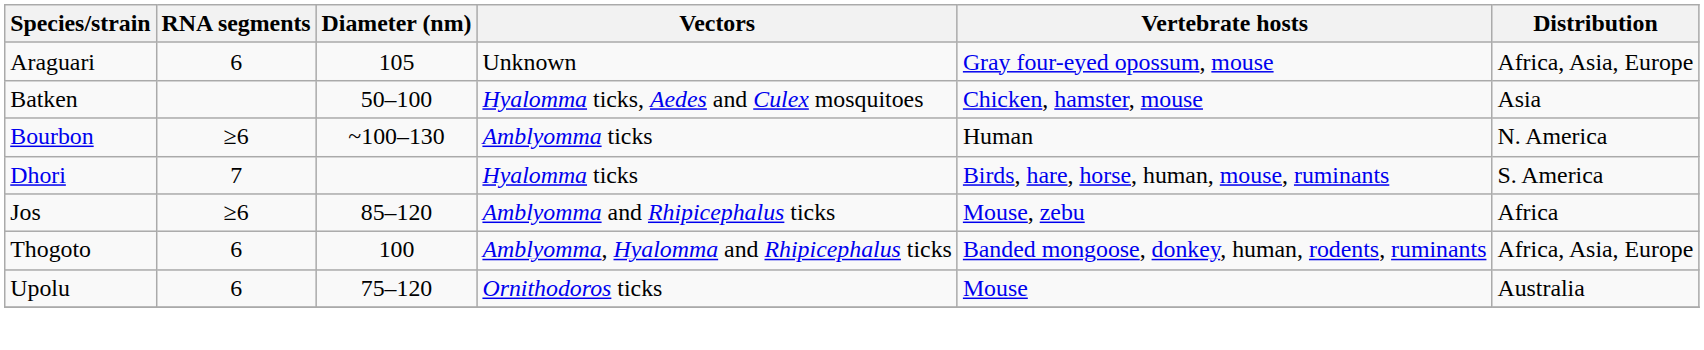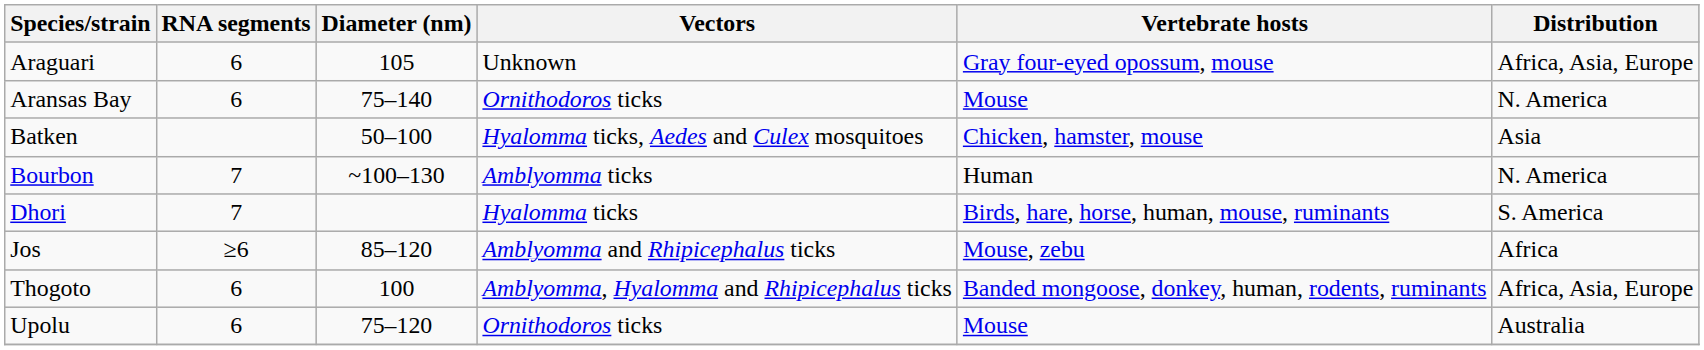+ row: (71, 99)
(236, 136) ≥6 -> (236, 174) 7
